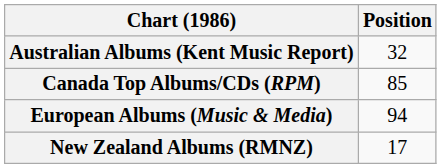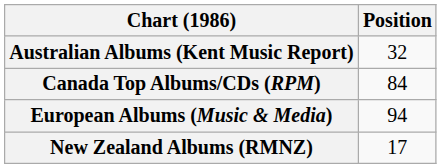(397, 83) 85 -> (397, 83) 84
